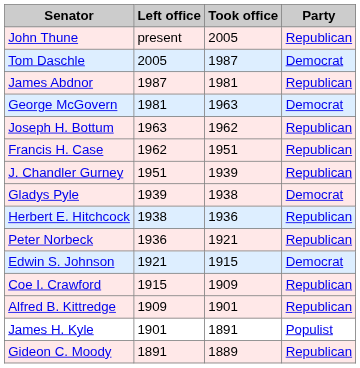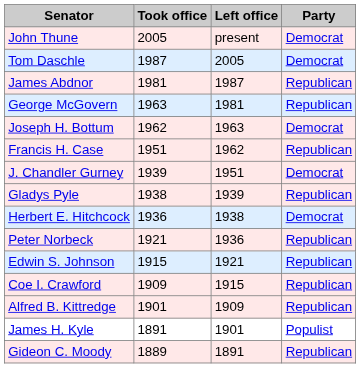columns swapped: (243, 15) <-> (169, 15)
(319, 38) Republican -> (314, 38) Democrat
(314, 105) Democrat -> (319, 105) Republican
(319, 127) Republican -> (314, 127) Democrat
(319, 172) Republican -> (314, 172) Democrat
(314, 194) Democrat -> (319, 194) Republican
(319, 217) Republican -> (314, 217) Democrat
(314, 262) Democrat -> (319, 262) Republican
